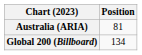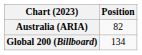(118, 27) 81 -> (118, 27) 82
